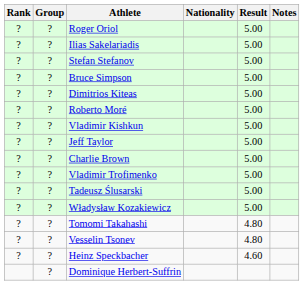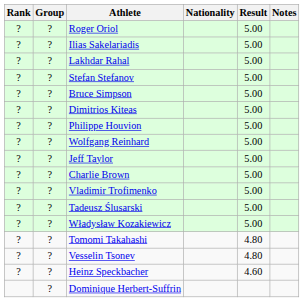+ row: (99, 61)
+ row: (105, 126)
- row: (98, 110)
+ row: (109, 142)
- row: (106, 126)
